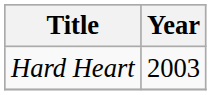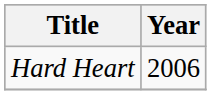(173, 67) 2003 -> (173, 67) 2006
